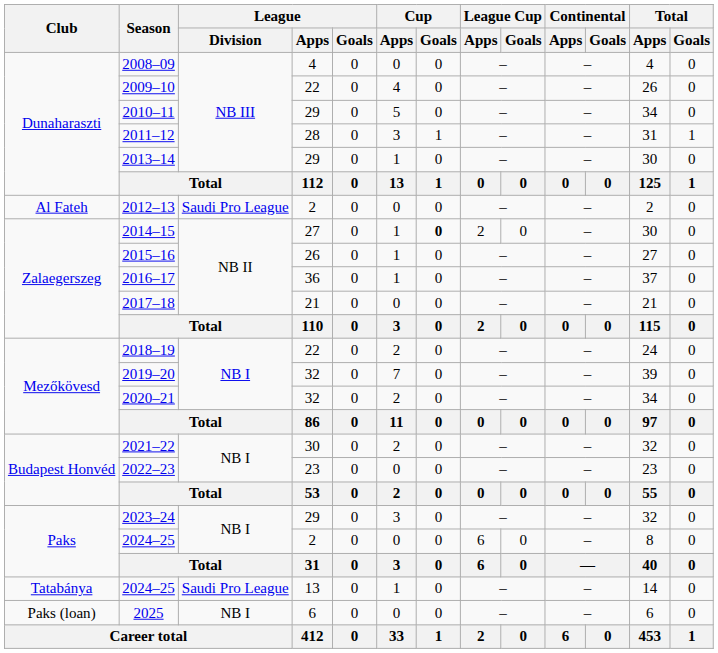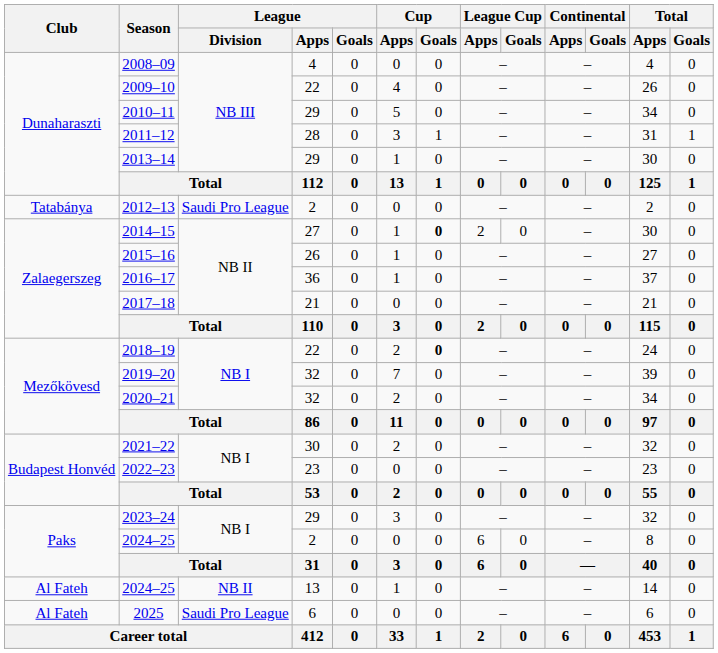(62, 207) Al Fateh -> (62, 207) Tatabánya
(439, 350) normal -> (439, 350) bold
(62, 588) Tatabánya -> (62, 588) Al Fateh
(235, 588) Saudi Pro League -> (235, 588) NB II
(62, 612) Paks (loan) -> (62, 612) Al Fateh
(235, 612) NB I -> (235, 612) Saudi Pro League
